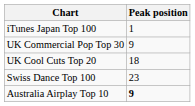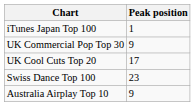(134, 61) 18 -> (134, 61) 17
(131, 93) bold -> (131, 93) normal
